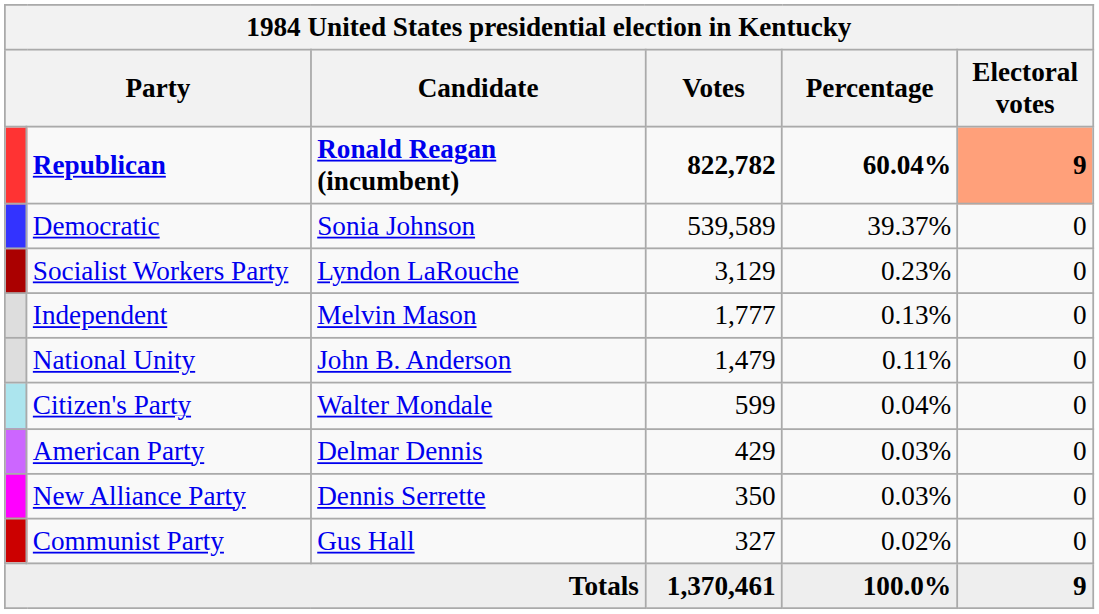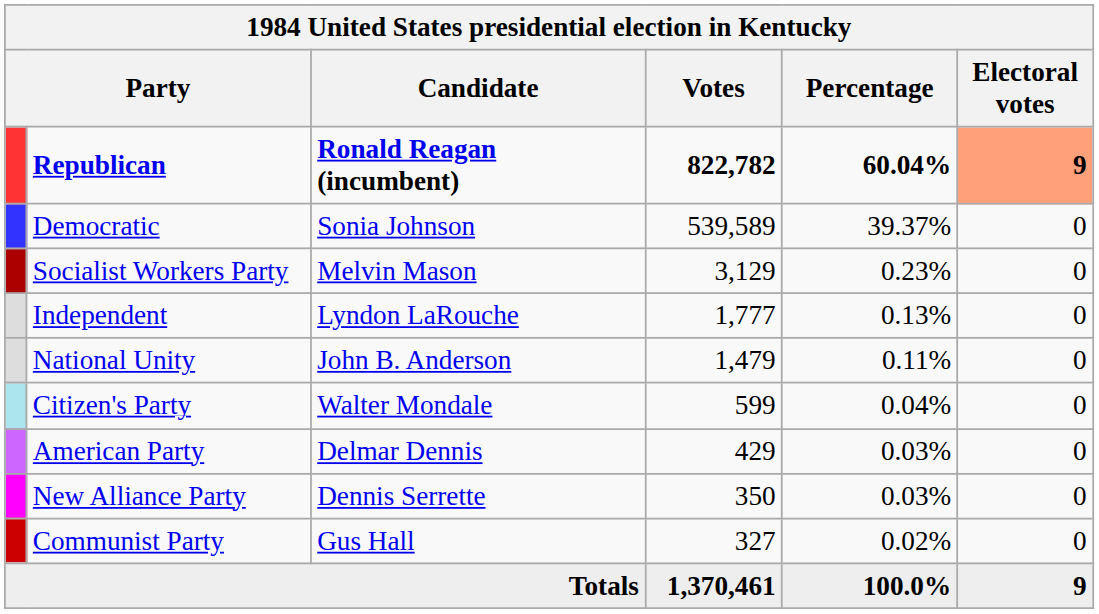(418, 271) Lyndon LaRouche -> (397, 271) Melvin Mason
(397, 315) Melvin Mason -> (418, 315) Lyndon LaRouche
